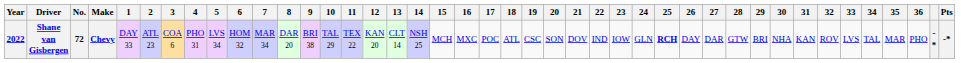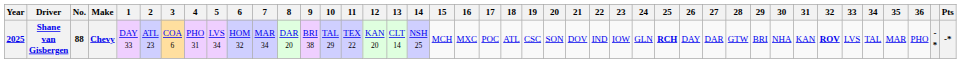(16, 39) 2022 -> (16, 39) 2025
(79, 39) 72 -> (79, 39) 88
(829, 39) normal -> (830, 39) bold
